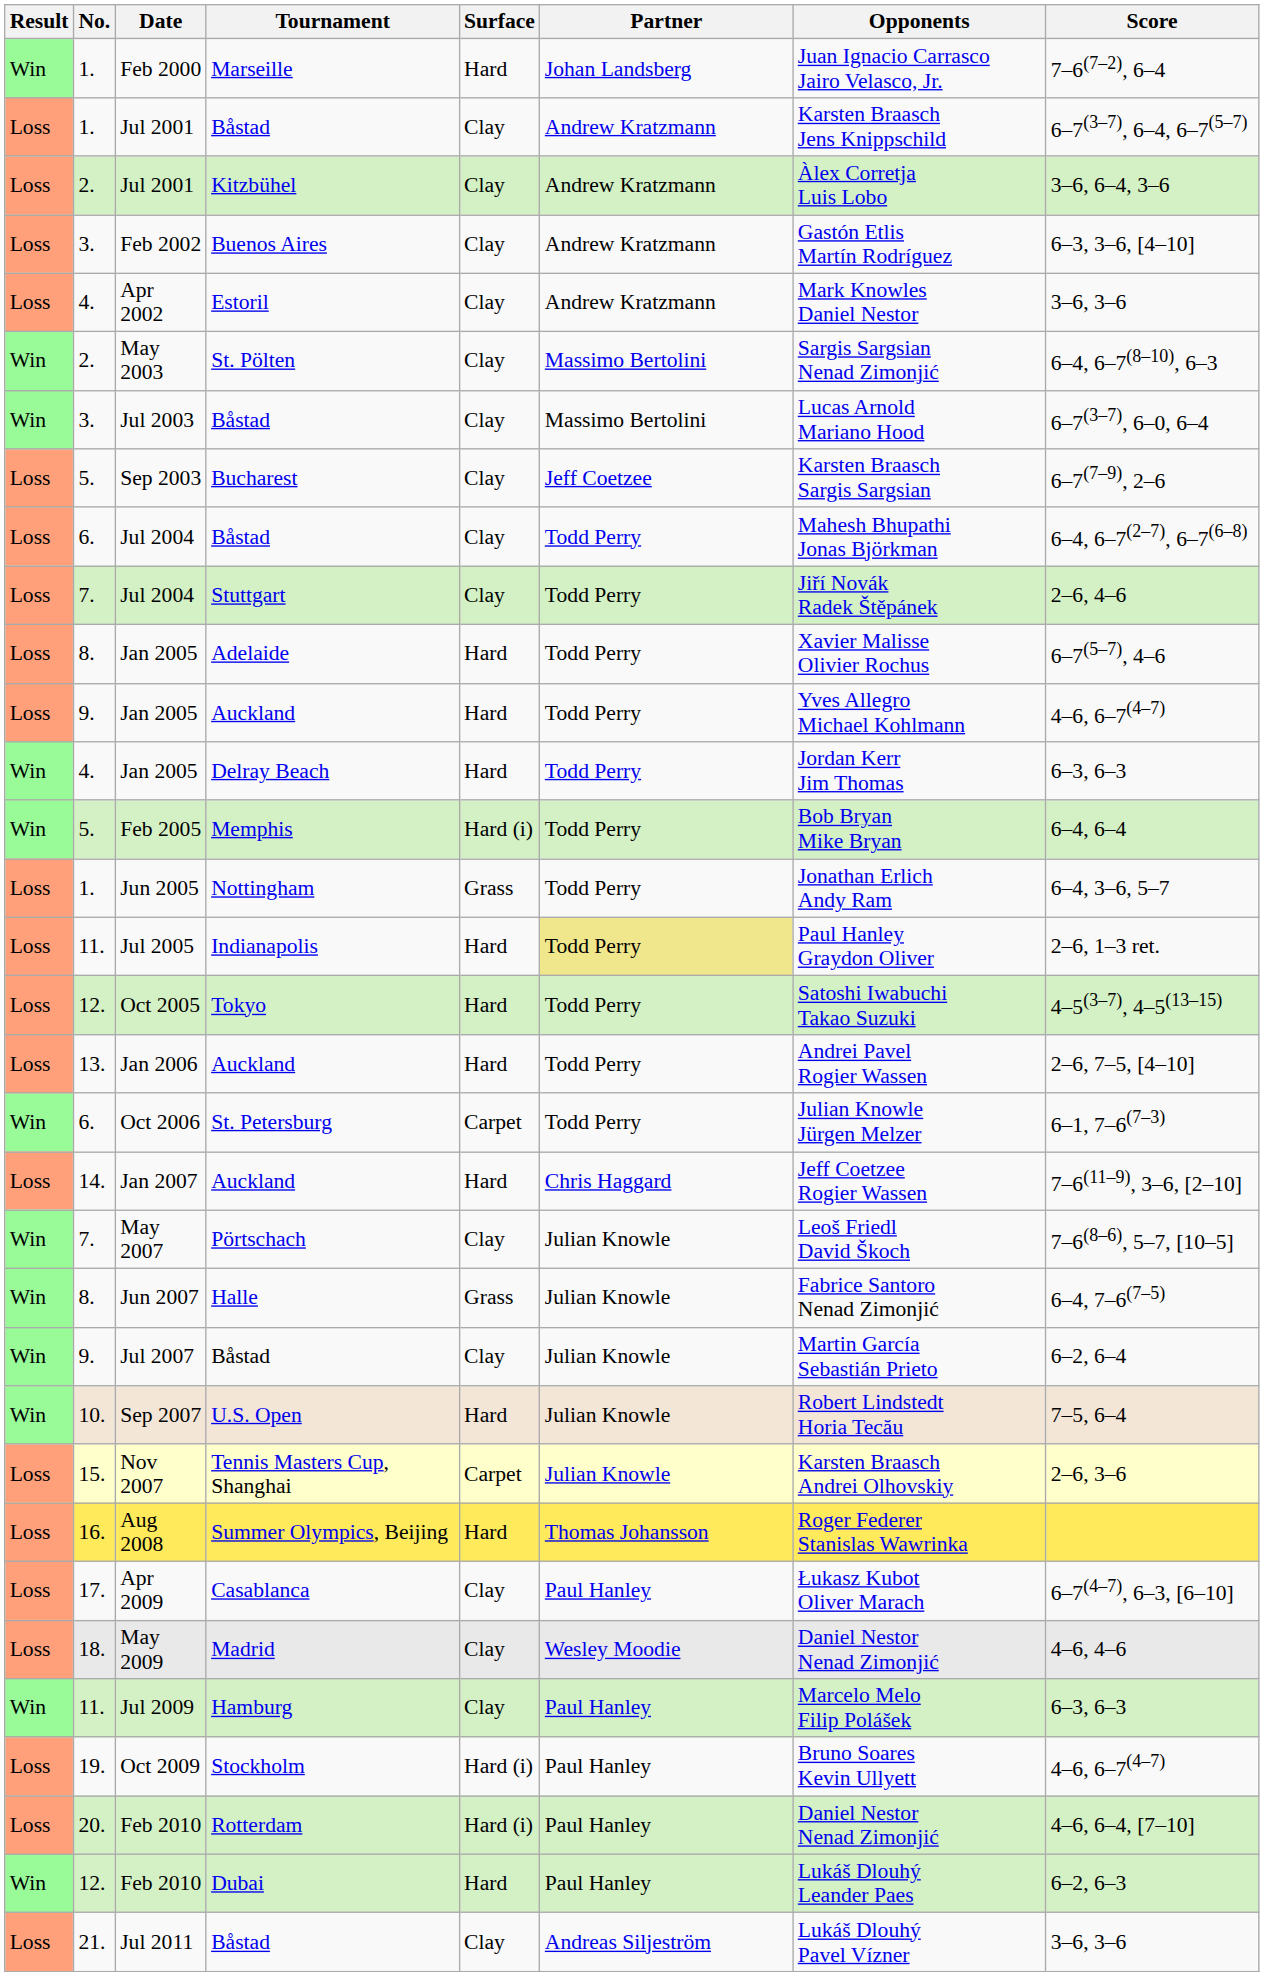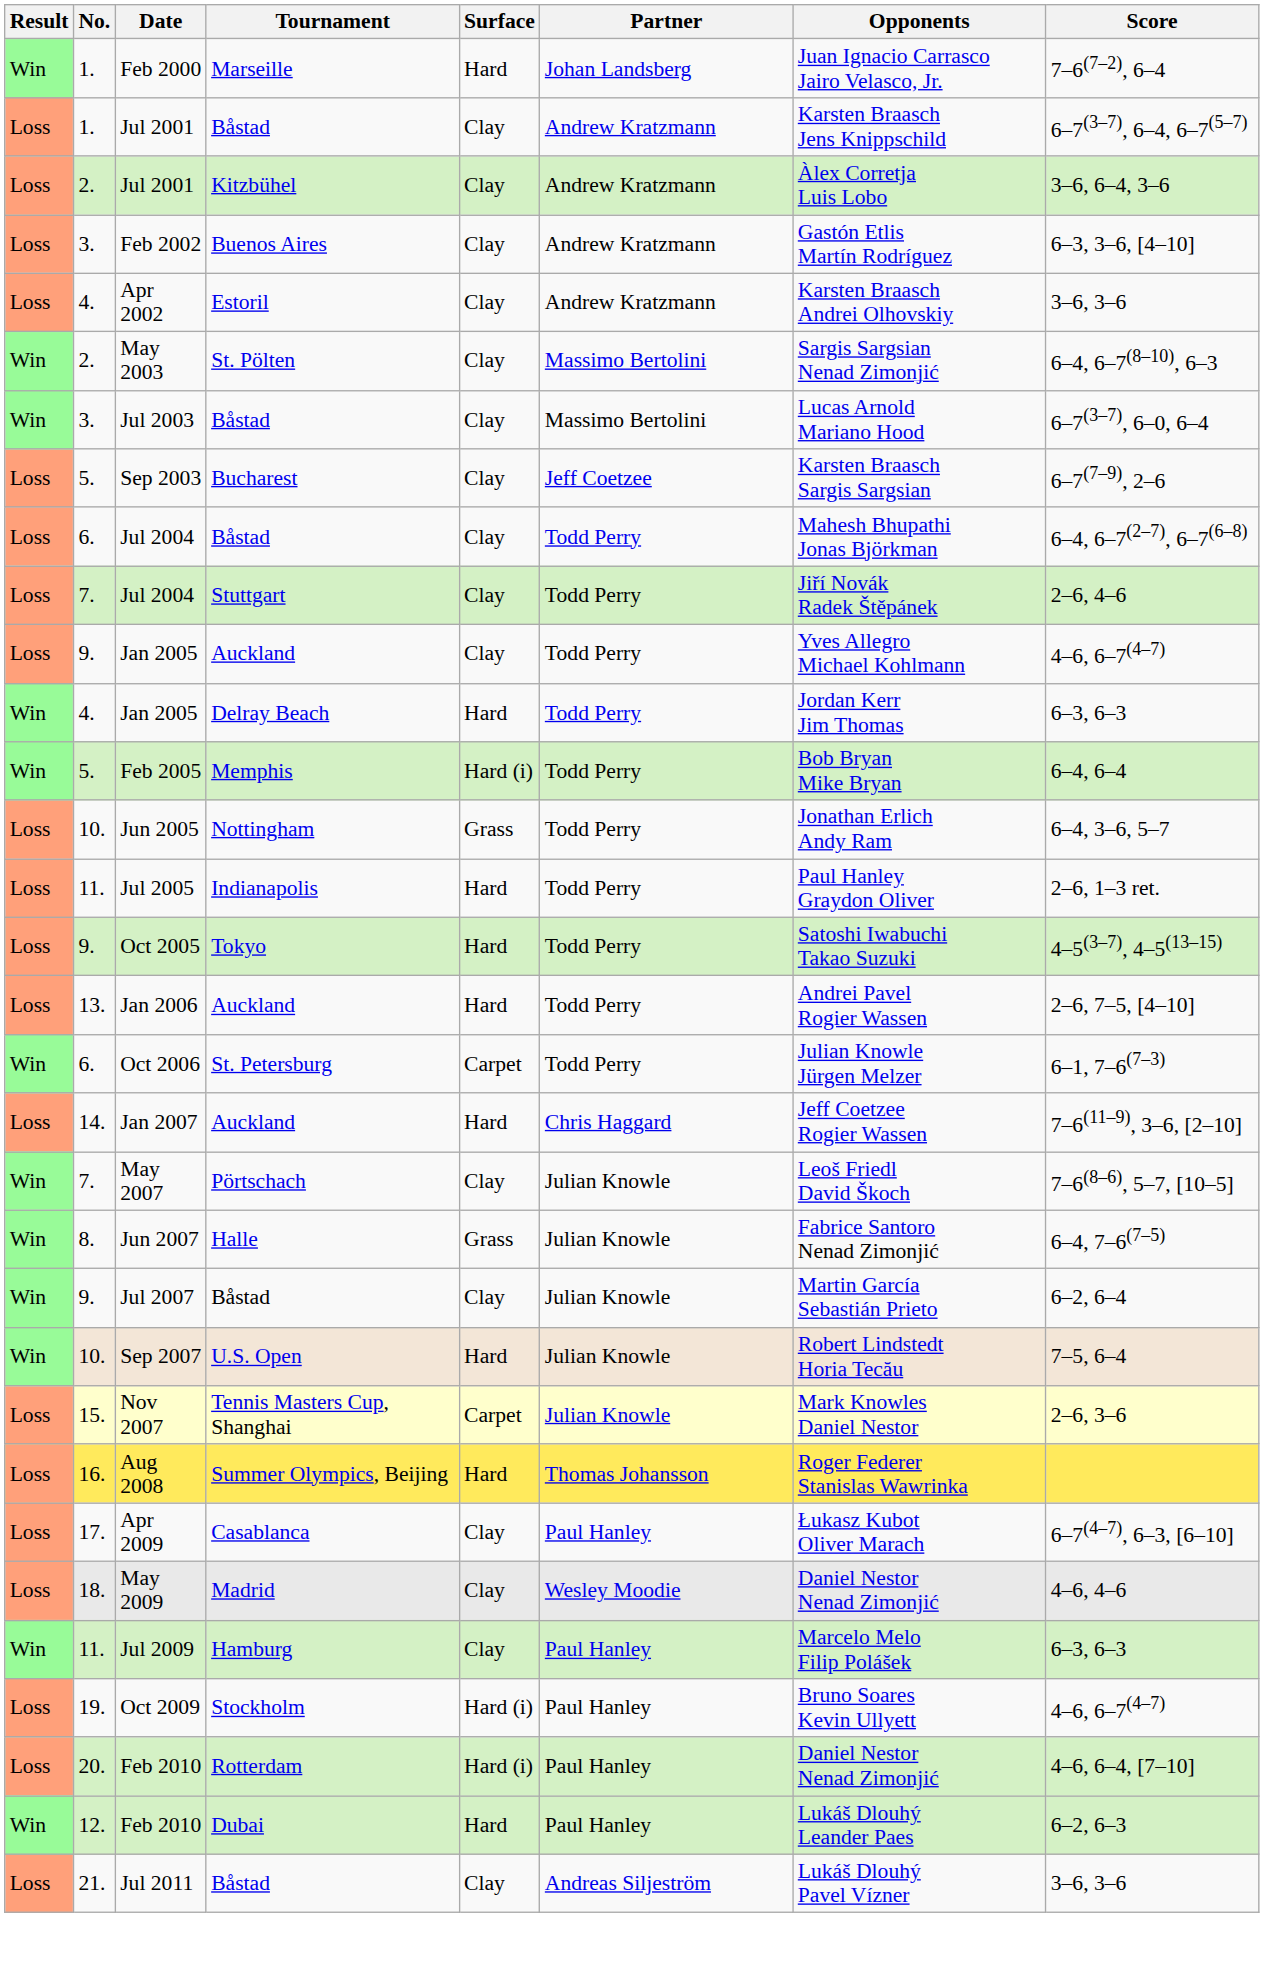(862, 302) Mark Knowles Daniel Nestor -> (875, 302) Karsten Braasch Andrei Olhovskiy
- row: (159, 653)
(486, 712) Hard -> (484, 653) Clay
(87, 887) 1. -> (92, 829) 10.
(593, 946) khaki background -> (593, 887) no background
(92, 1004) 12. -> (87, 946) 9.
(875, 1473) Karsten Braasch Andrei Olhovskiy -> (862, 1414) Mark Knowles Daniel Nestor
